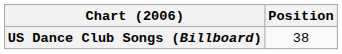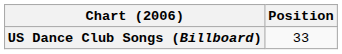(301, 38) 38 -> (301, 38) 33
